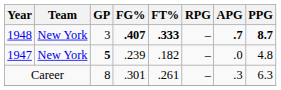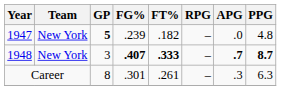rows swapped: (20, 55) <-> (20, 35)
